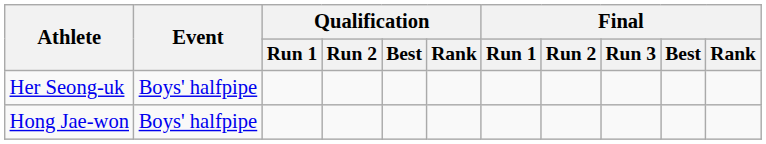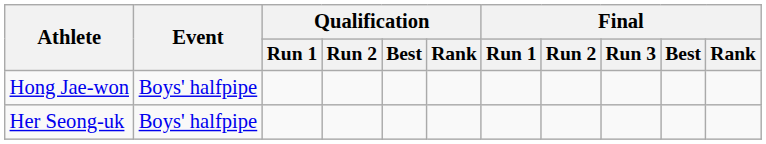rows swapped: (67, 87) <-> (69, 121)
